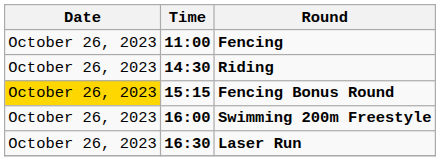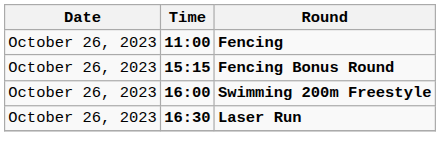- row: (246, 68)
(83, 93) gold background -> (83, 68) no background
